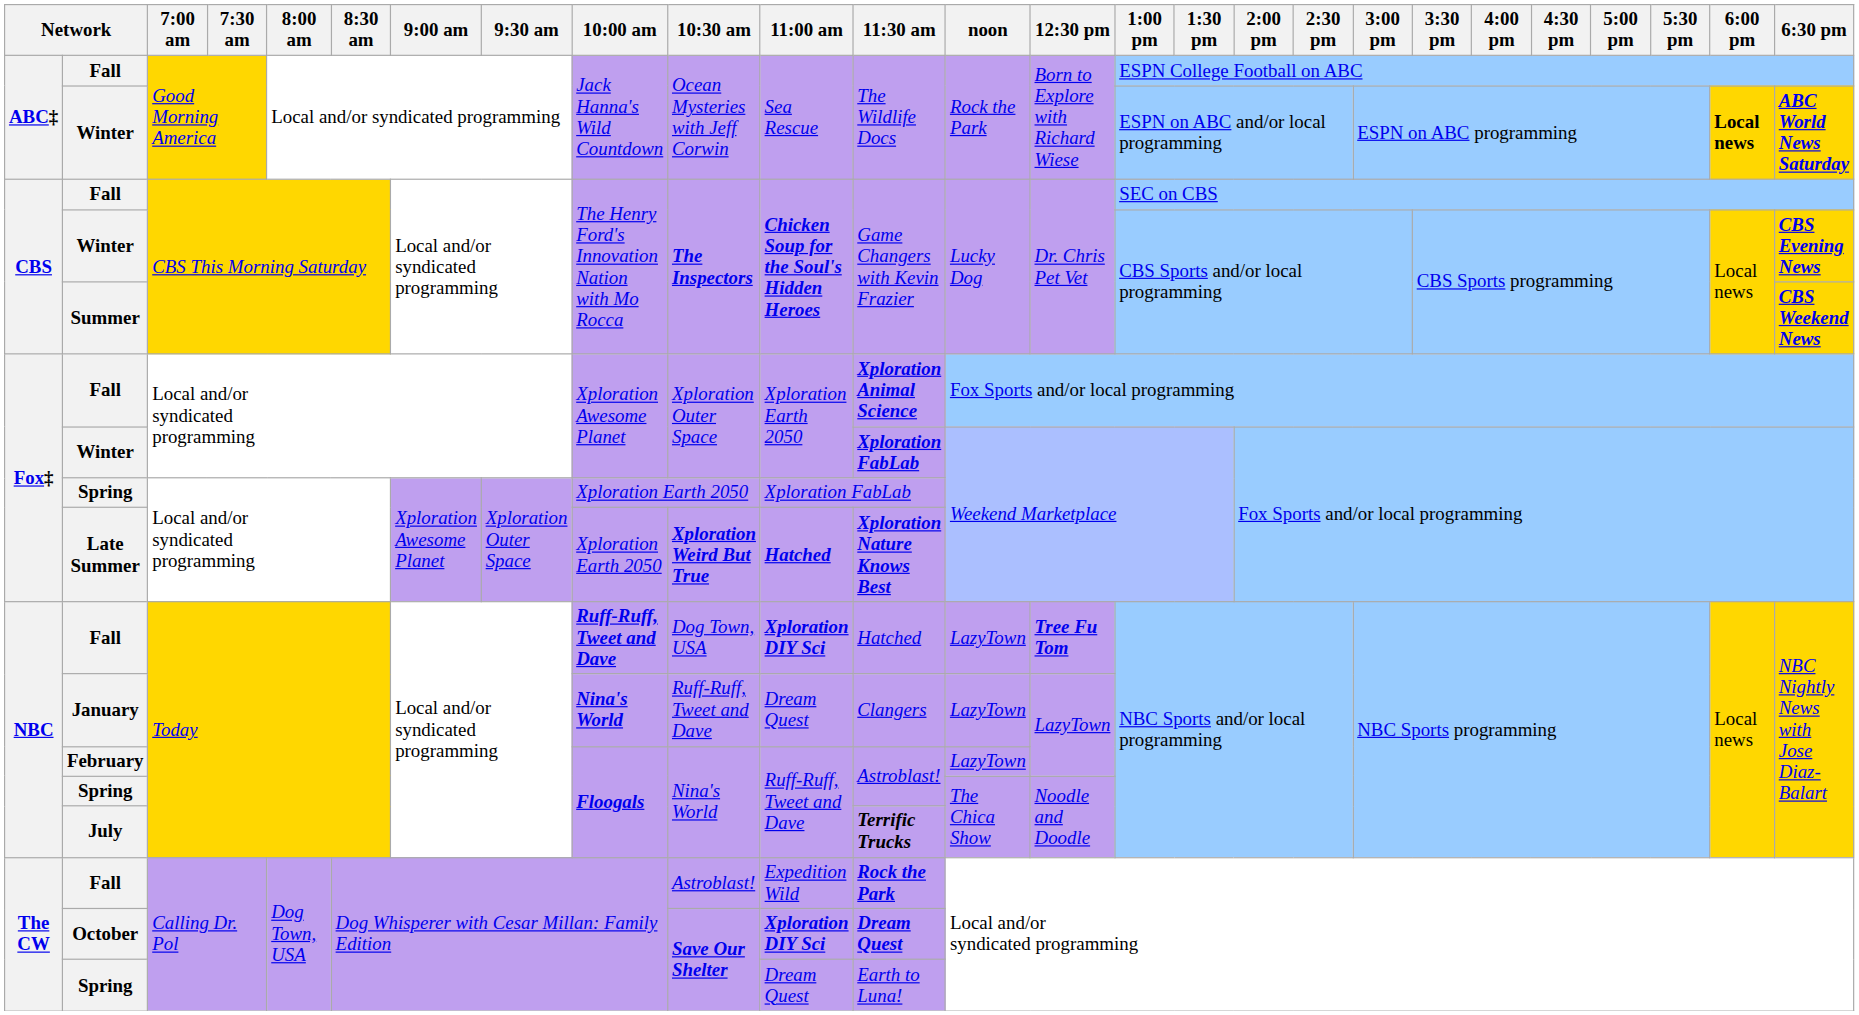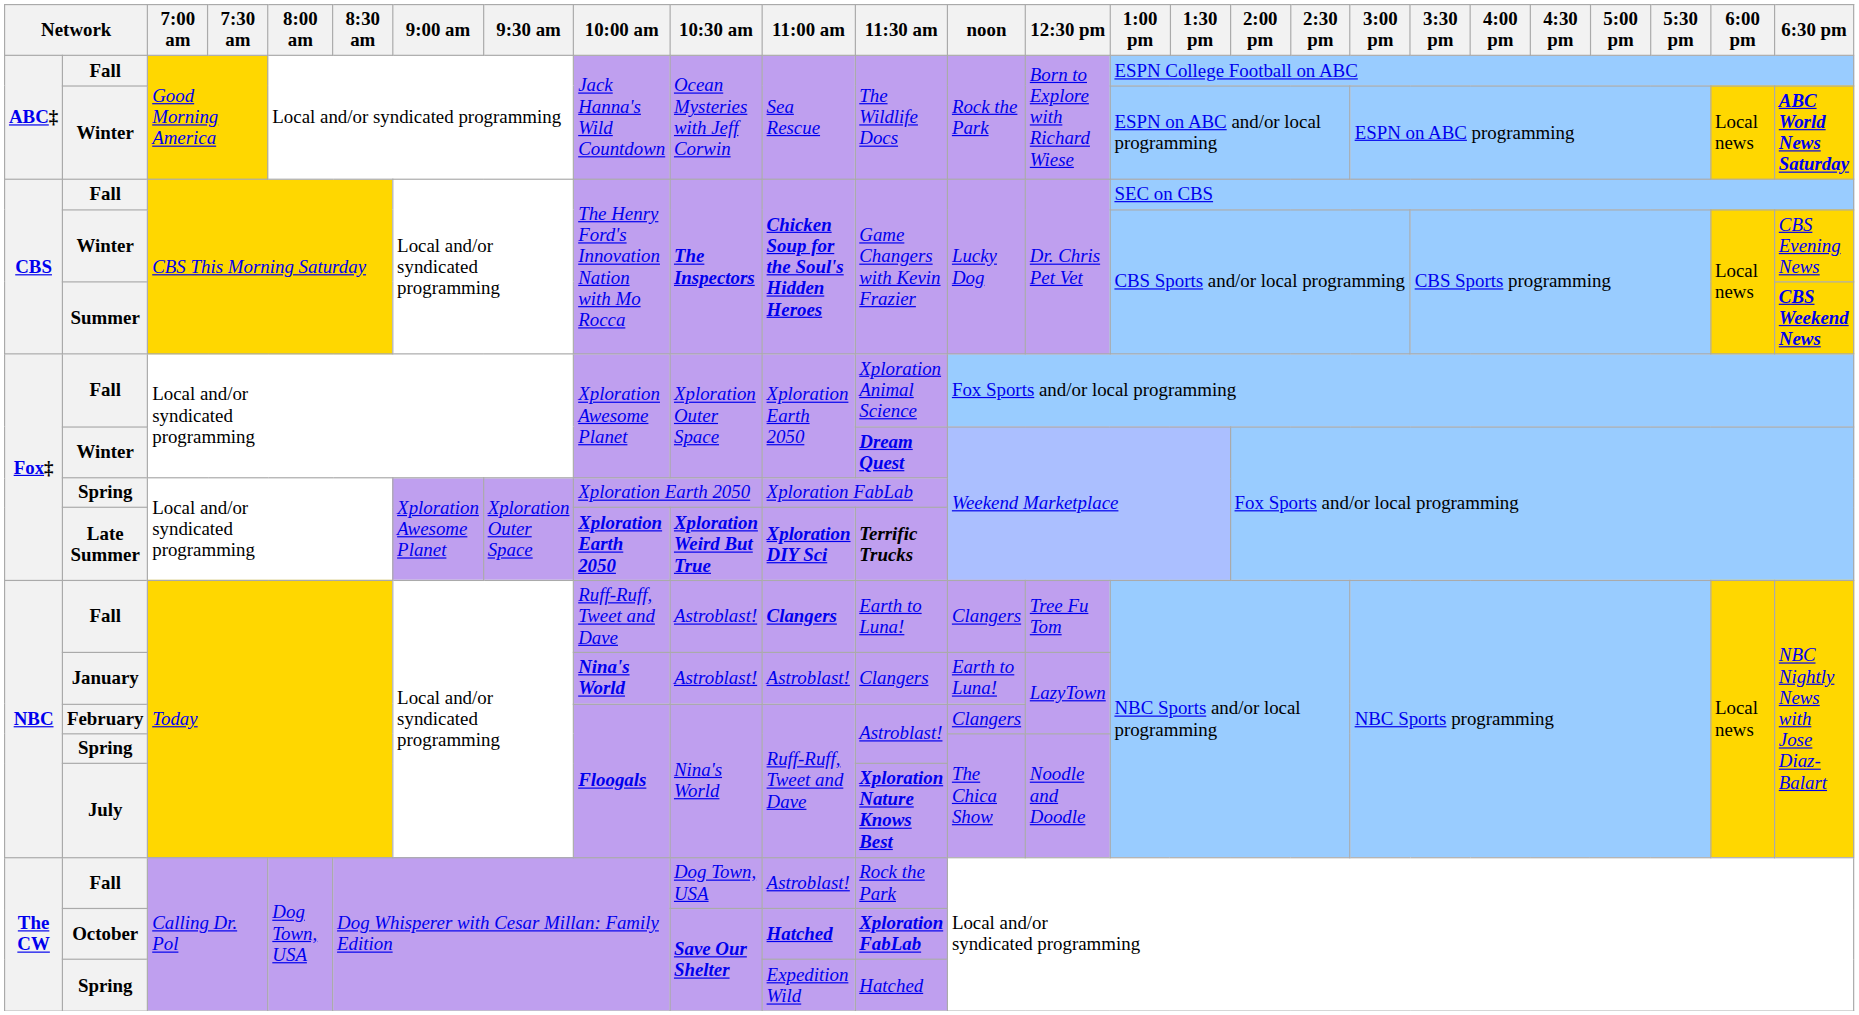(1737, 132) bold -> (1736, 132) normal
(1811, 245) bold -> (1810, 245) normal
(899, 390) bold -> (900, 390) normal
(899, 452) Xploration FabLab -> (886, 452) Dream Quest
(619, 554) normal -> (620, 543) bold
(798, 554) Hatched -> (809, 543) Xploration DIY Sci
(899, 554) Xploration Nature Knows Best -> (888, 543) Terrific Trucks
(617, 637) bold -> (617, 616) normal
(713, 637) Dog Town, USA -> (716, 616) Astroblast!
(807, 637) Xploration DIY Sci -> (802, 616) Clangers
(889, 637) Hatched -> (890, 616) Earth to Luna!
(988, 637) LazyTown -> (987, 616) Clangers
(1066, 637) bold -> (1059, 616) normal
(710, 709) Ruff-Ruff, Tweet and Dave -> (716, 678) Astroblast!
(790, 709) Dream Quest -> (808, 678) Astroblast!
(988, 709) LazyTown -> (983, 678) Earth to Luna!
(988, 761) LazyTown -> (987, 718) Clangers
(886, 831) Terrific Trucks -> (901, 810) Xploration Nature Knows Best
(714, 882) Astroblast! -> (715, 882) Dog Town, USA
(806, 882) Expedition Wild -> (808, 882) Astroblast!
(892, 882) bold -> (892, 882) normal
(807, 933) Xploration DIY Sci -> (800, 933) Hatched
(884, 933) Dream Quest -> (901, 933) Xploration FabLab
(790, 985) Dream Quest -> (807, 985) Expedition Wild
(888, 985) Earth to Luna! -> (891, 985) Hatched
